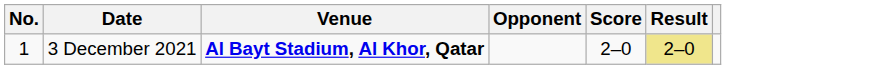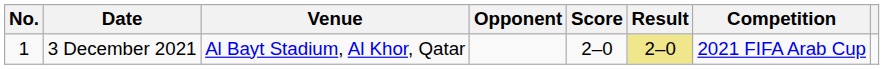+ column: (782, 19)
(345, 49) bold -> (335, 49) normal
